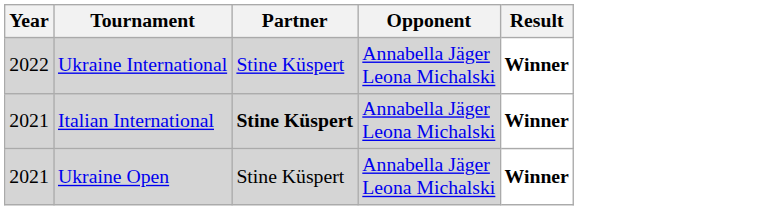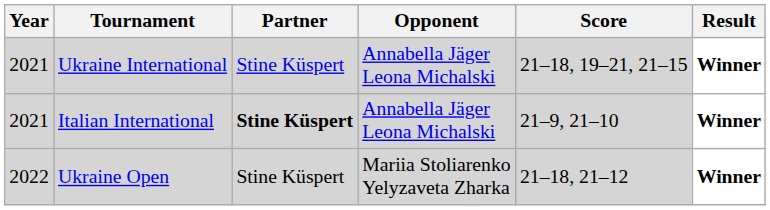+ column: (604, 21)
(29, 65) 2022 -> (29, 65) 2021
(29, 176) 2021 -> (29, 176) 2022
(429, 176) Annabella Jäger Leona Michalski -> (436, 176) Mariia Stoliarenko Yelyzaveta Zharka
